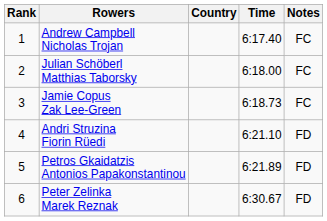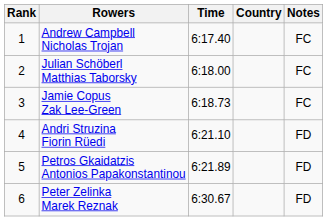columns swapped: (214, 13) <-> (262, 13)
